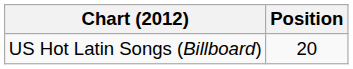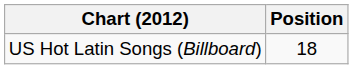(307, 48) 20 -> (307, 48) 18
